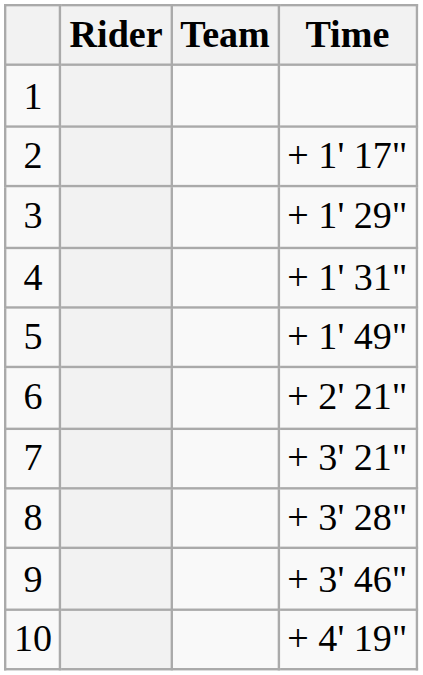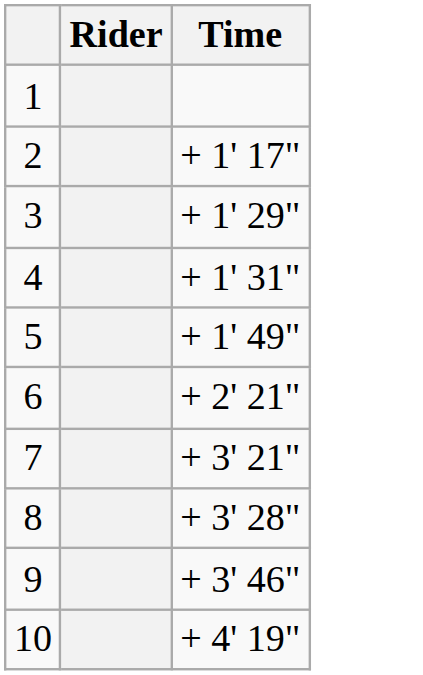- column: (225, 34)
